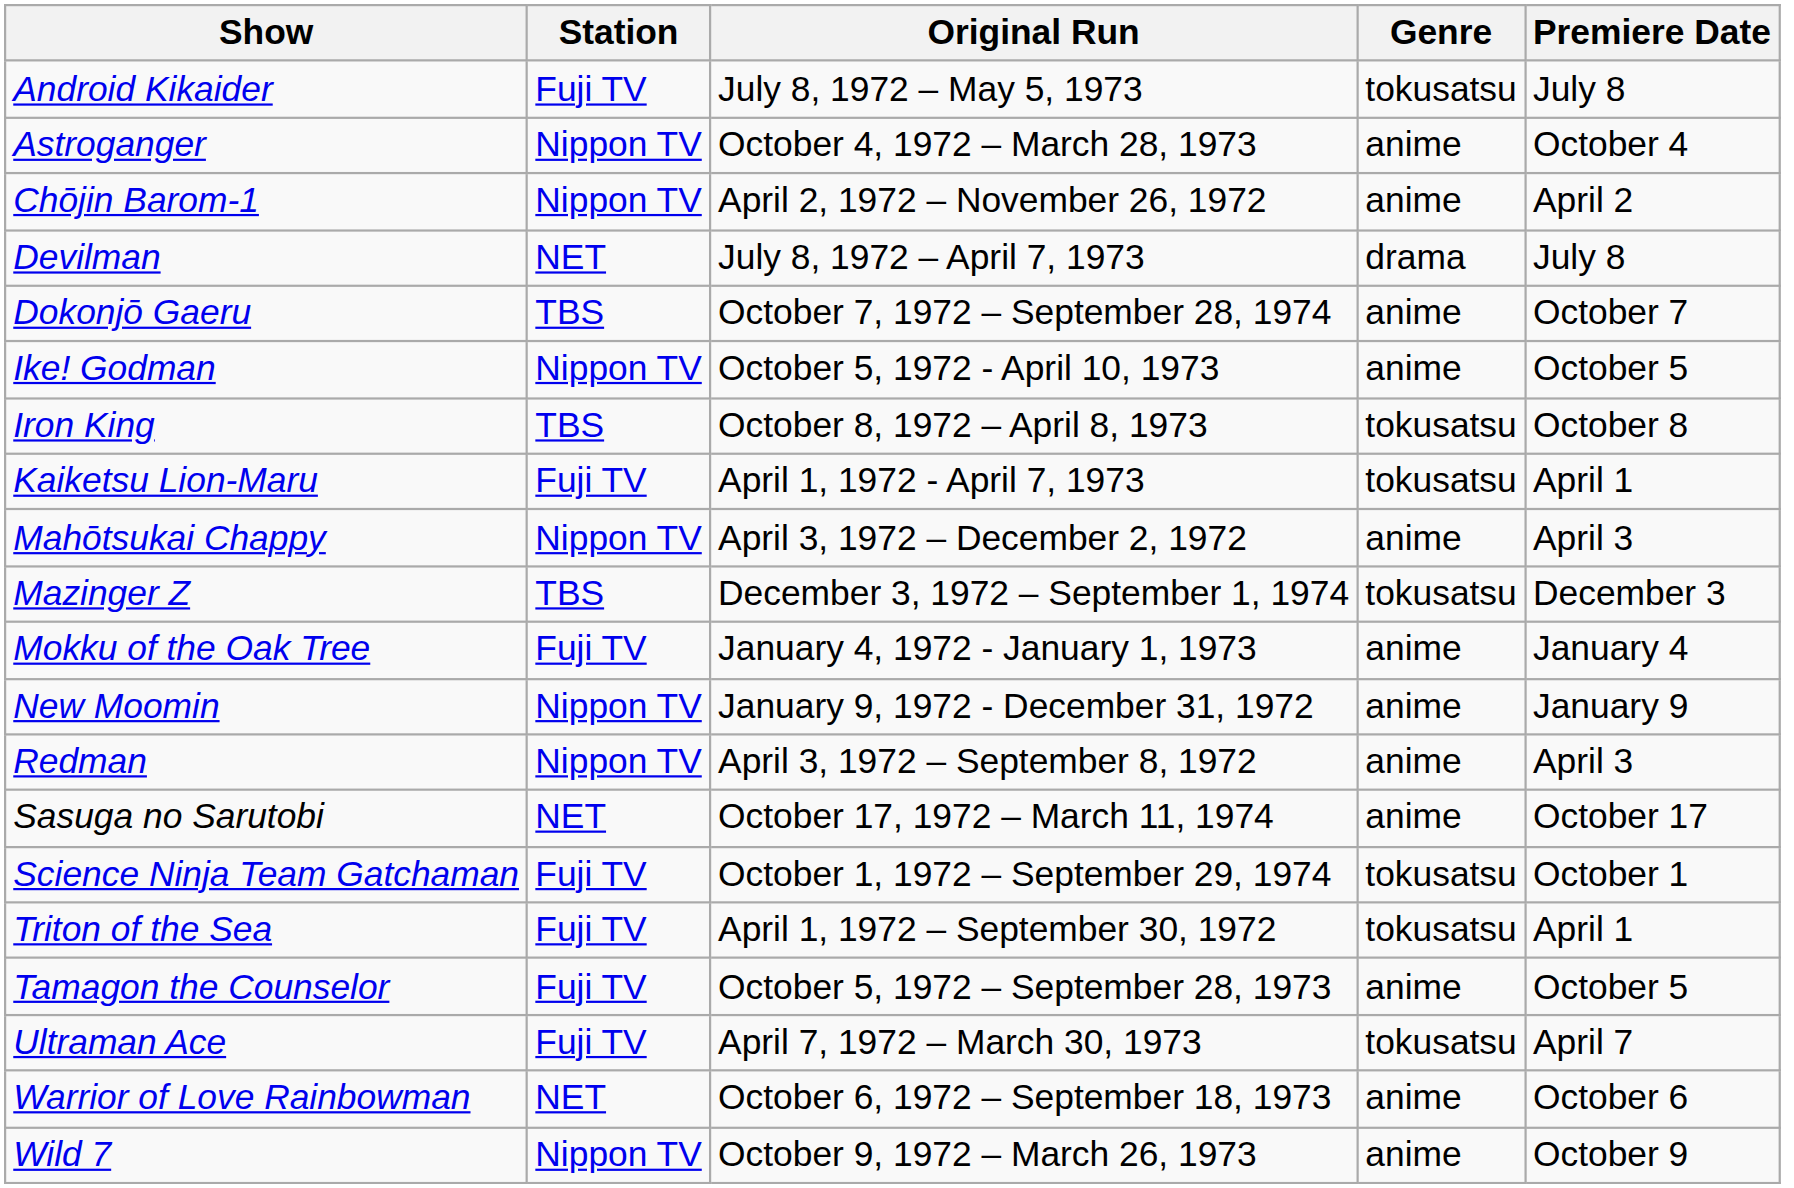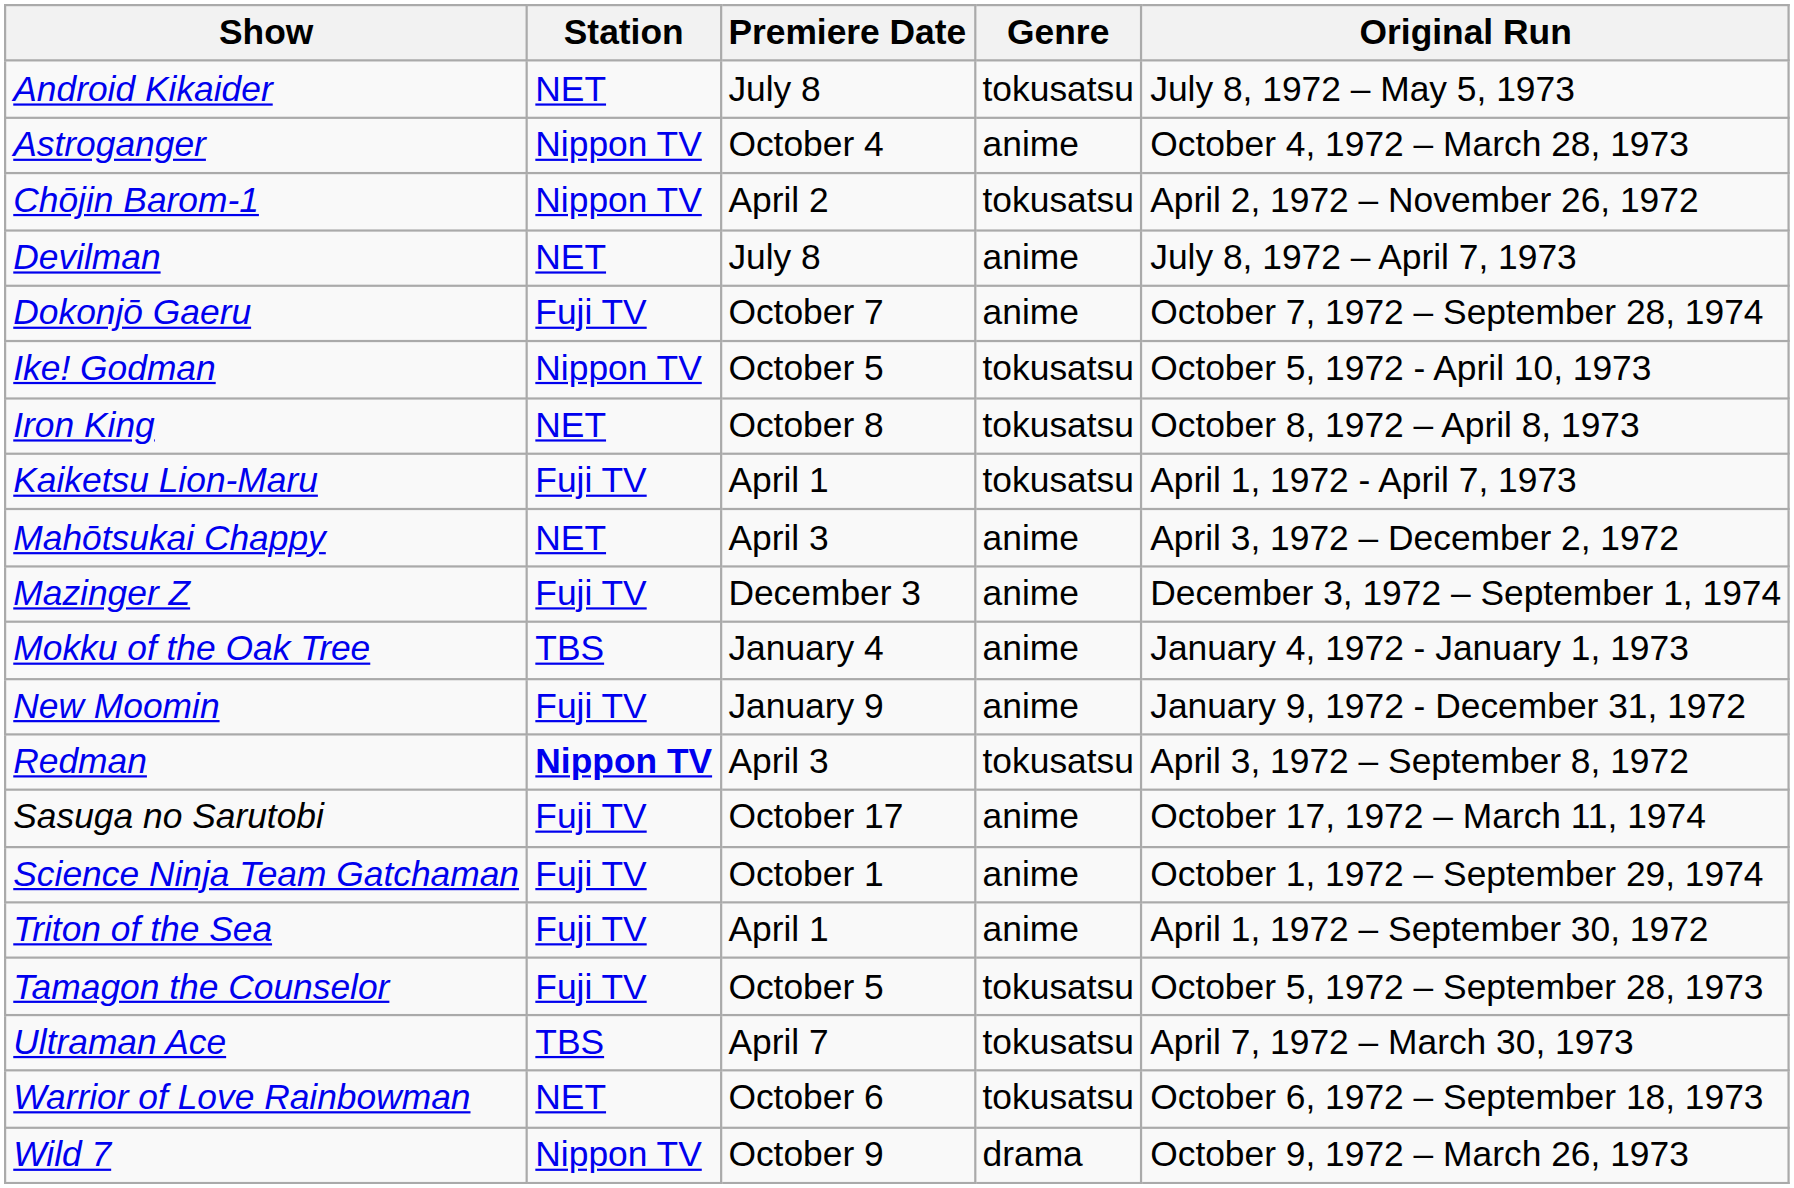columns swapped: (1652, 32) <-> (1034, 32)
(591, 88) Fuji TV -> (571, 88) NET
(1414, 200) anime -> (1058, 200) tokusatsu
(1415, 256) drama -> (1031, 256) anime
(570, 312) TBS -> (591, 312) Fuji TV
(1414, 369) anime -> (1058, 369) tokusatsu
(570, 425) TBS -> (571, 425) NET
(619, 537) Nippon TV -> (571, 537) NET
(570, 593) TBS -> (591, 593) Fuji TV
(1441, 593) tokusatsu -> (1031, 593) anime
(591, 649) Fuji TV -> (570, 649) TBS
(619, 705) Nippon TV -> (591, 705) Fuji TV
(619, 761) normal -> (624, 761) bold
(1414, 761) anime -> (1058, 761) tokusatsu
(571, 817) NET -> (591, 817) Fuji TV
(1441, 873) tokusatsu -> (1031, 873) anime
(1441, 929) tokusatsu -> (1031, 929) anime
(1414, 985) anime -> (1058, 985) tokusatsu
(591, 1041) Fuji TV -> (570, 1041) TBS
(1414, 1098) anime -> (1058, 1098) tokusatsu
(1414, 1154) anime -> (1033, 1154) drama
